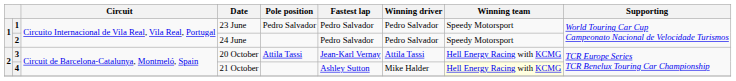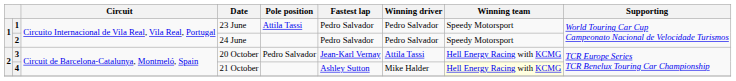(289, 25) Pedro Salvador -> (282, 25) Attila Tassi
(282, 54) Attila Tassi -> (289, 54) Pedro Salvador
